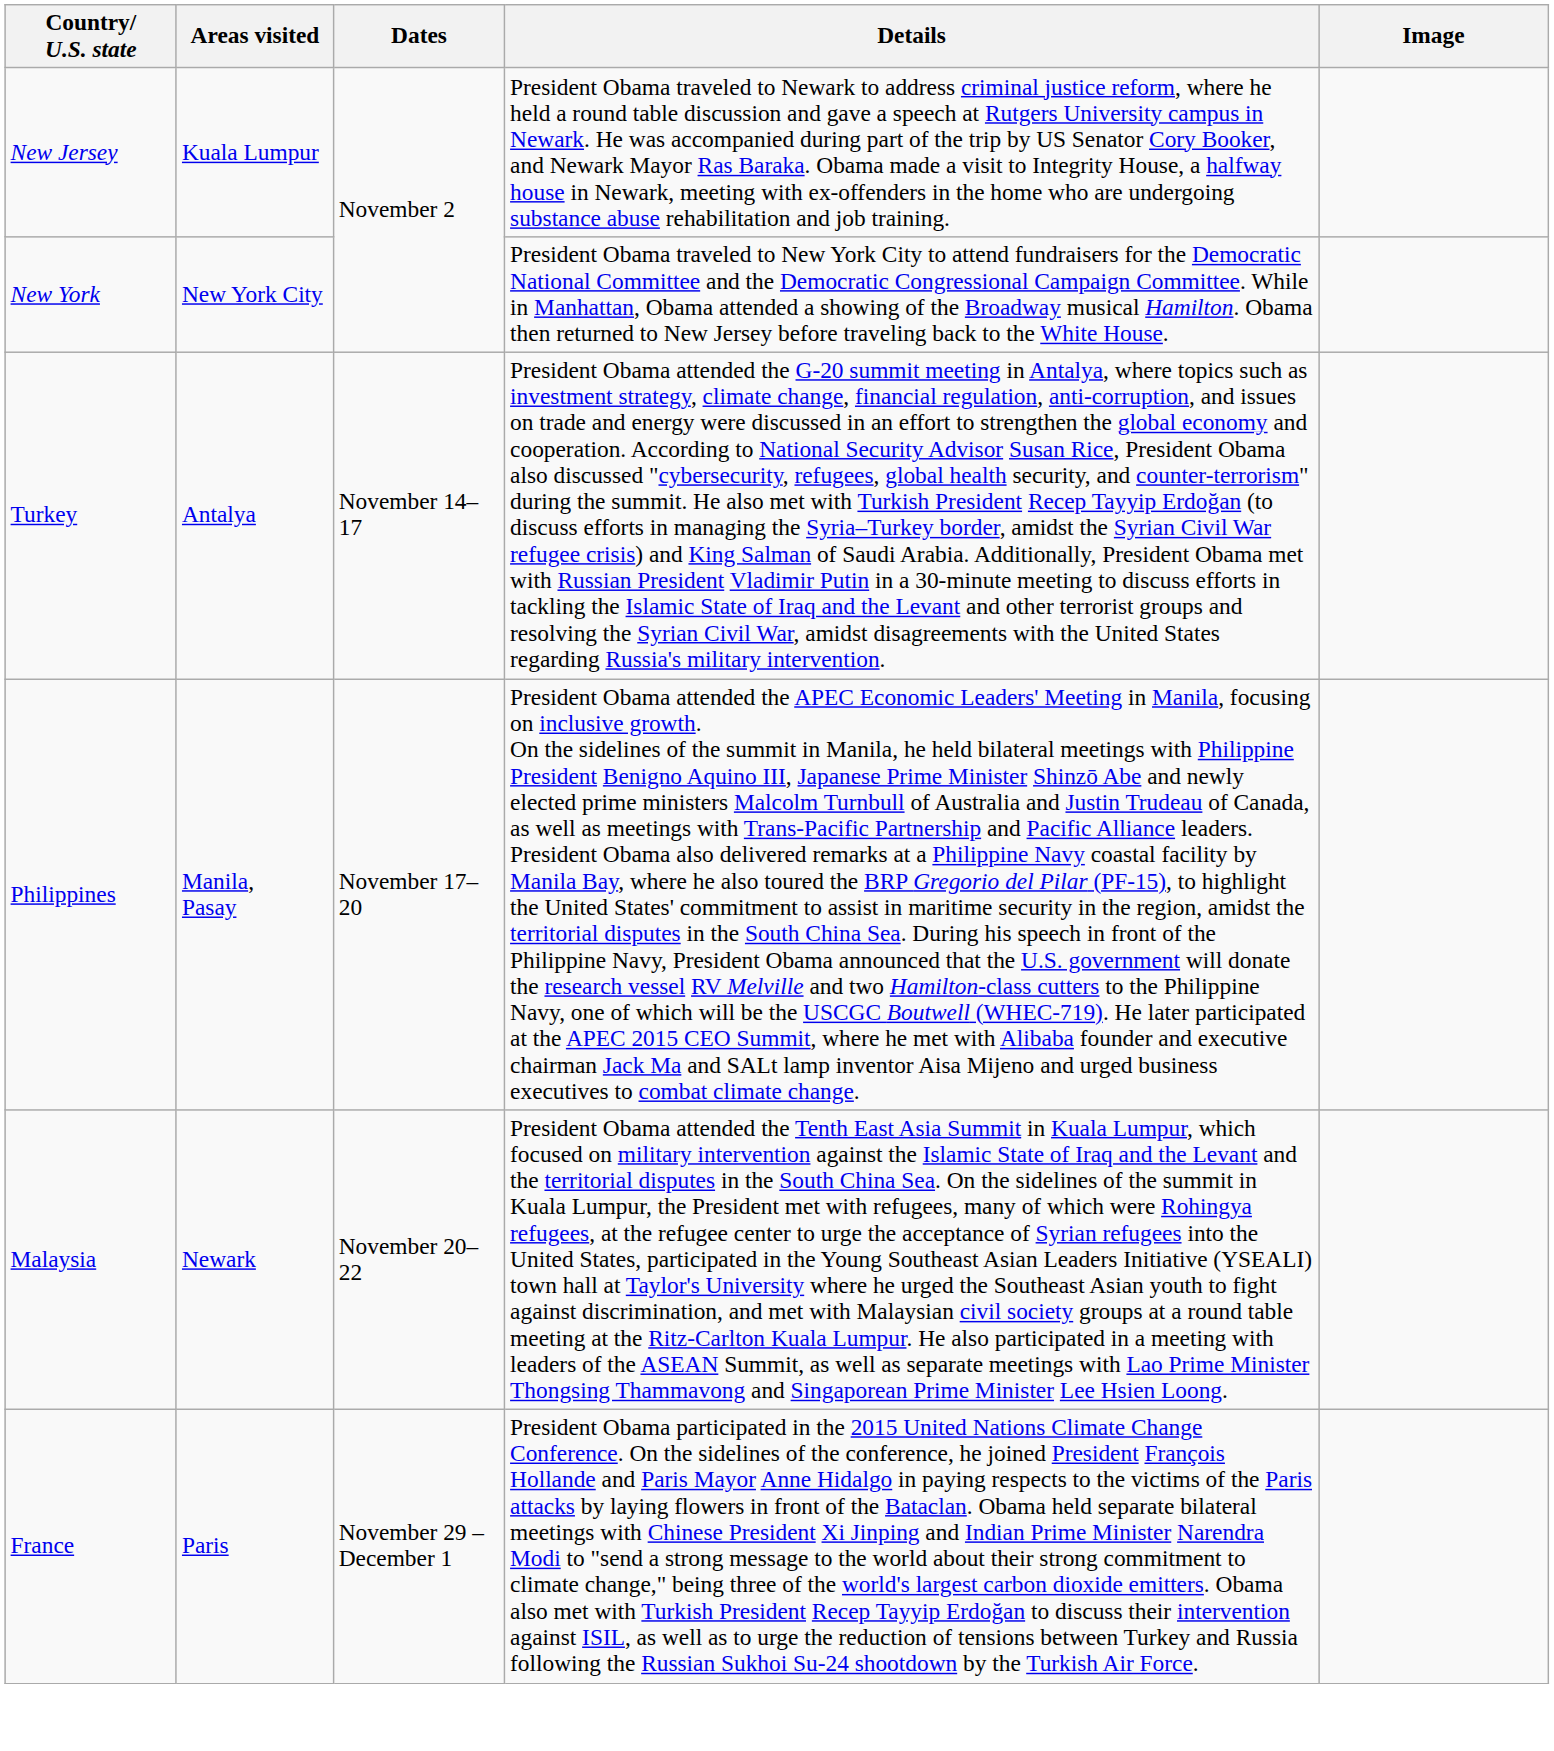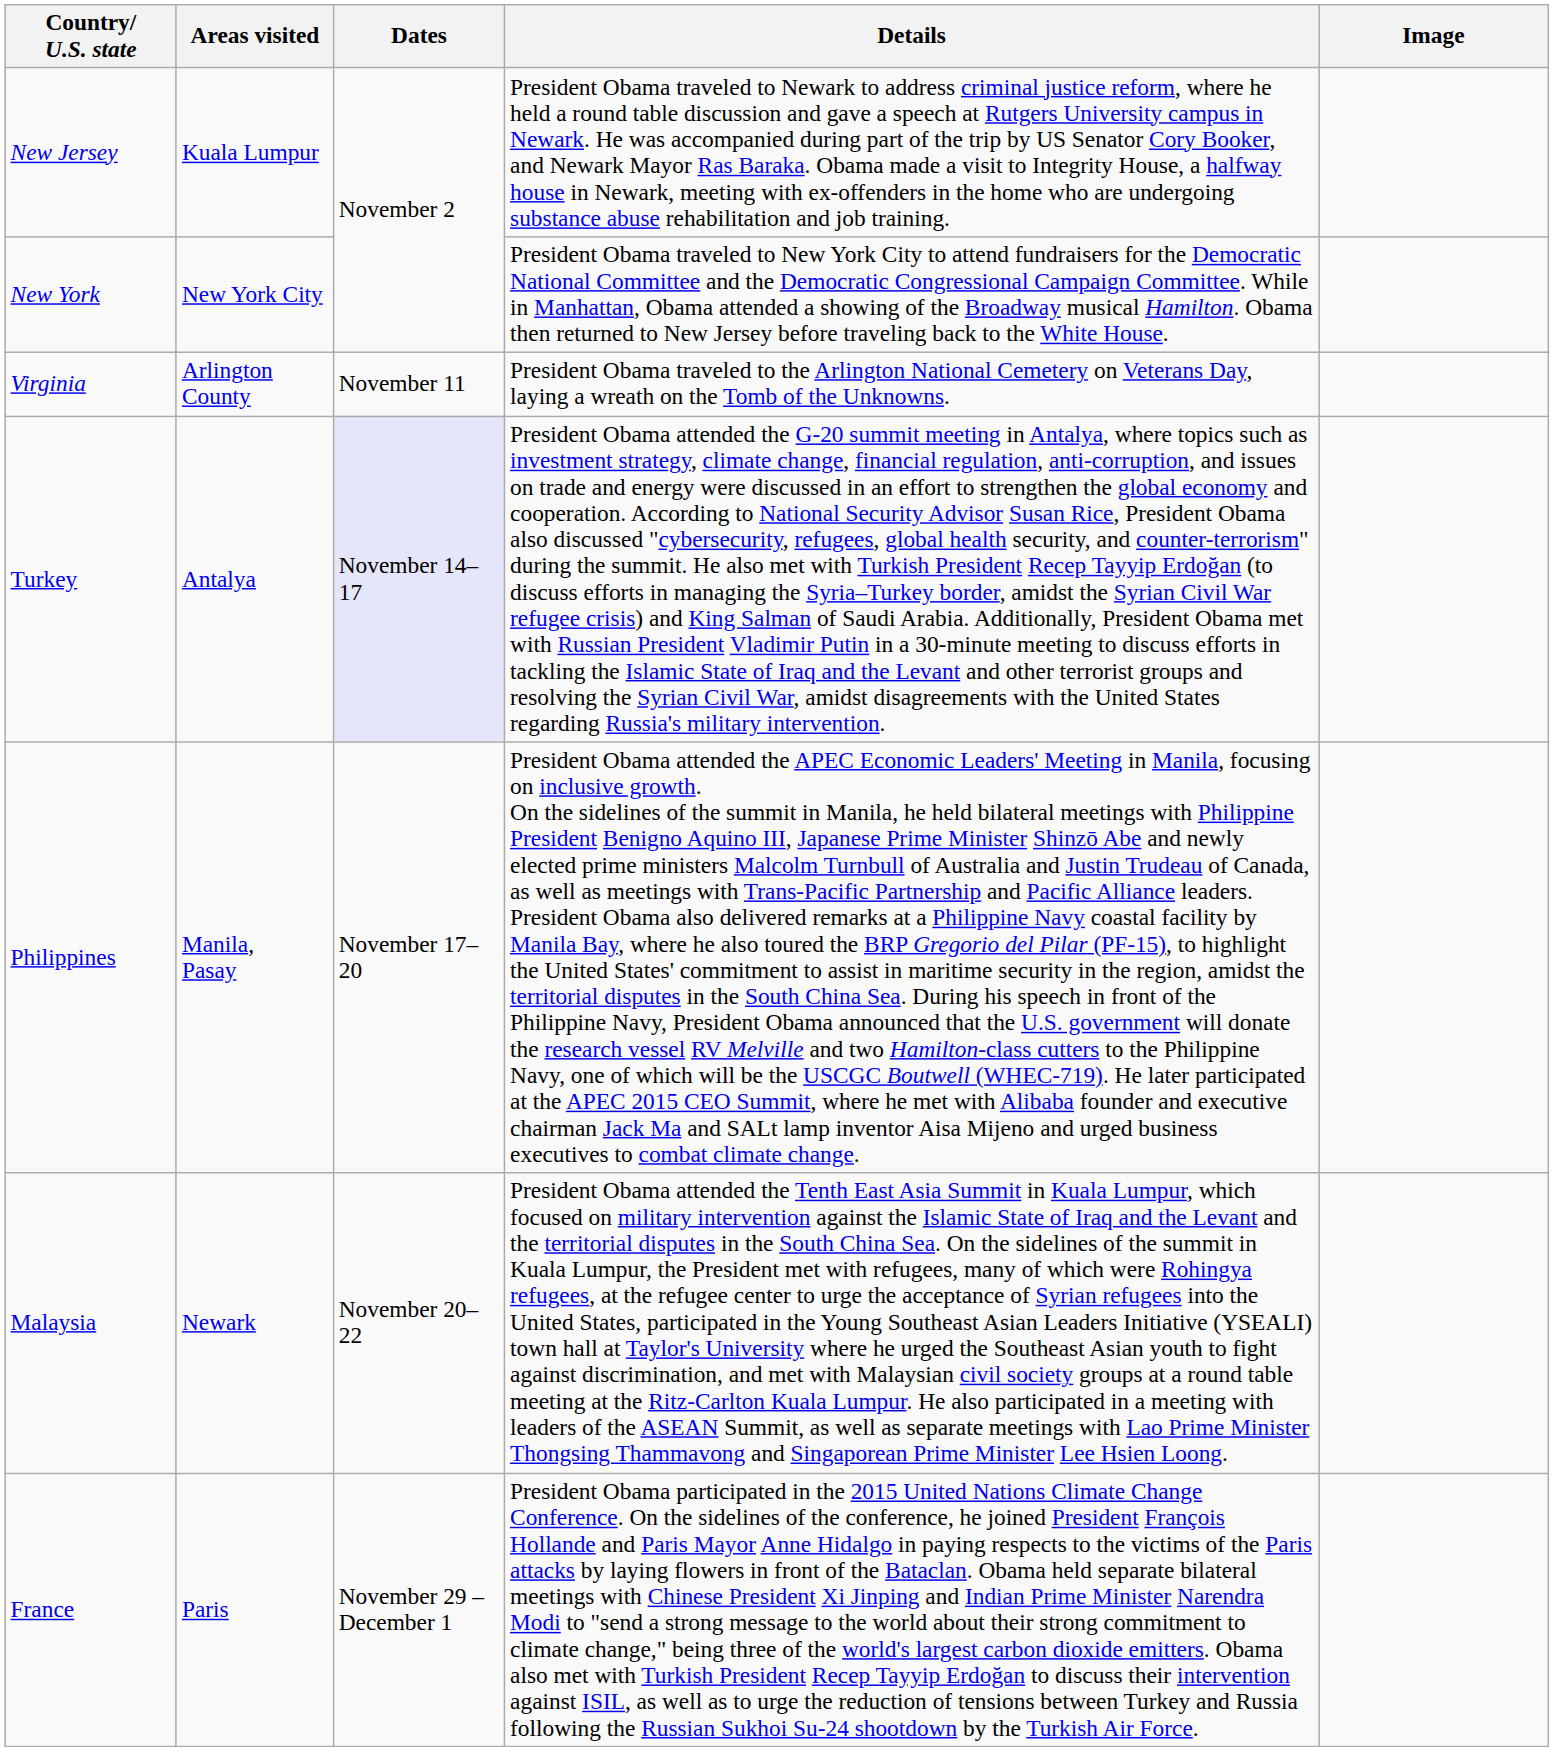+ row: (48, 383)
(408, 515) no background -> (408, 578) lavender background
